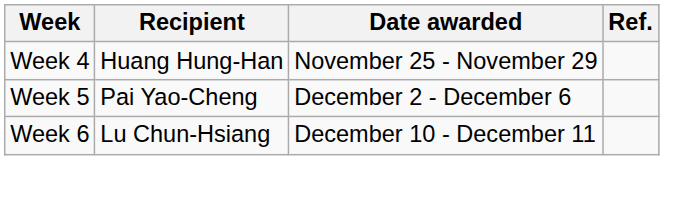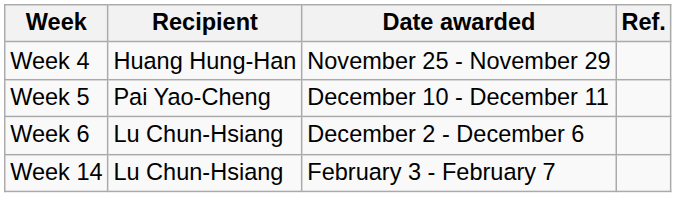(433, 97) December 2 - December 6 -> (458, 97) December 10 - December 11
(445, 135) December 10 - December 11 -> (446, 135) December 2 - December 6
+ row: (56, 172)
